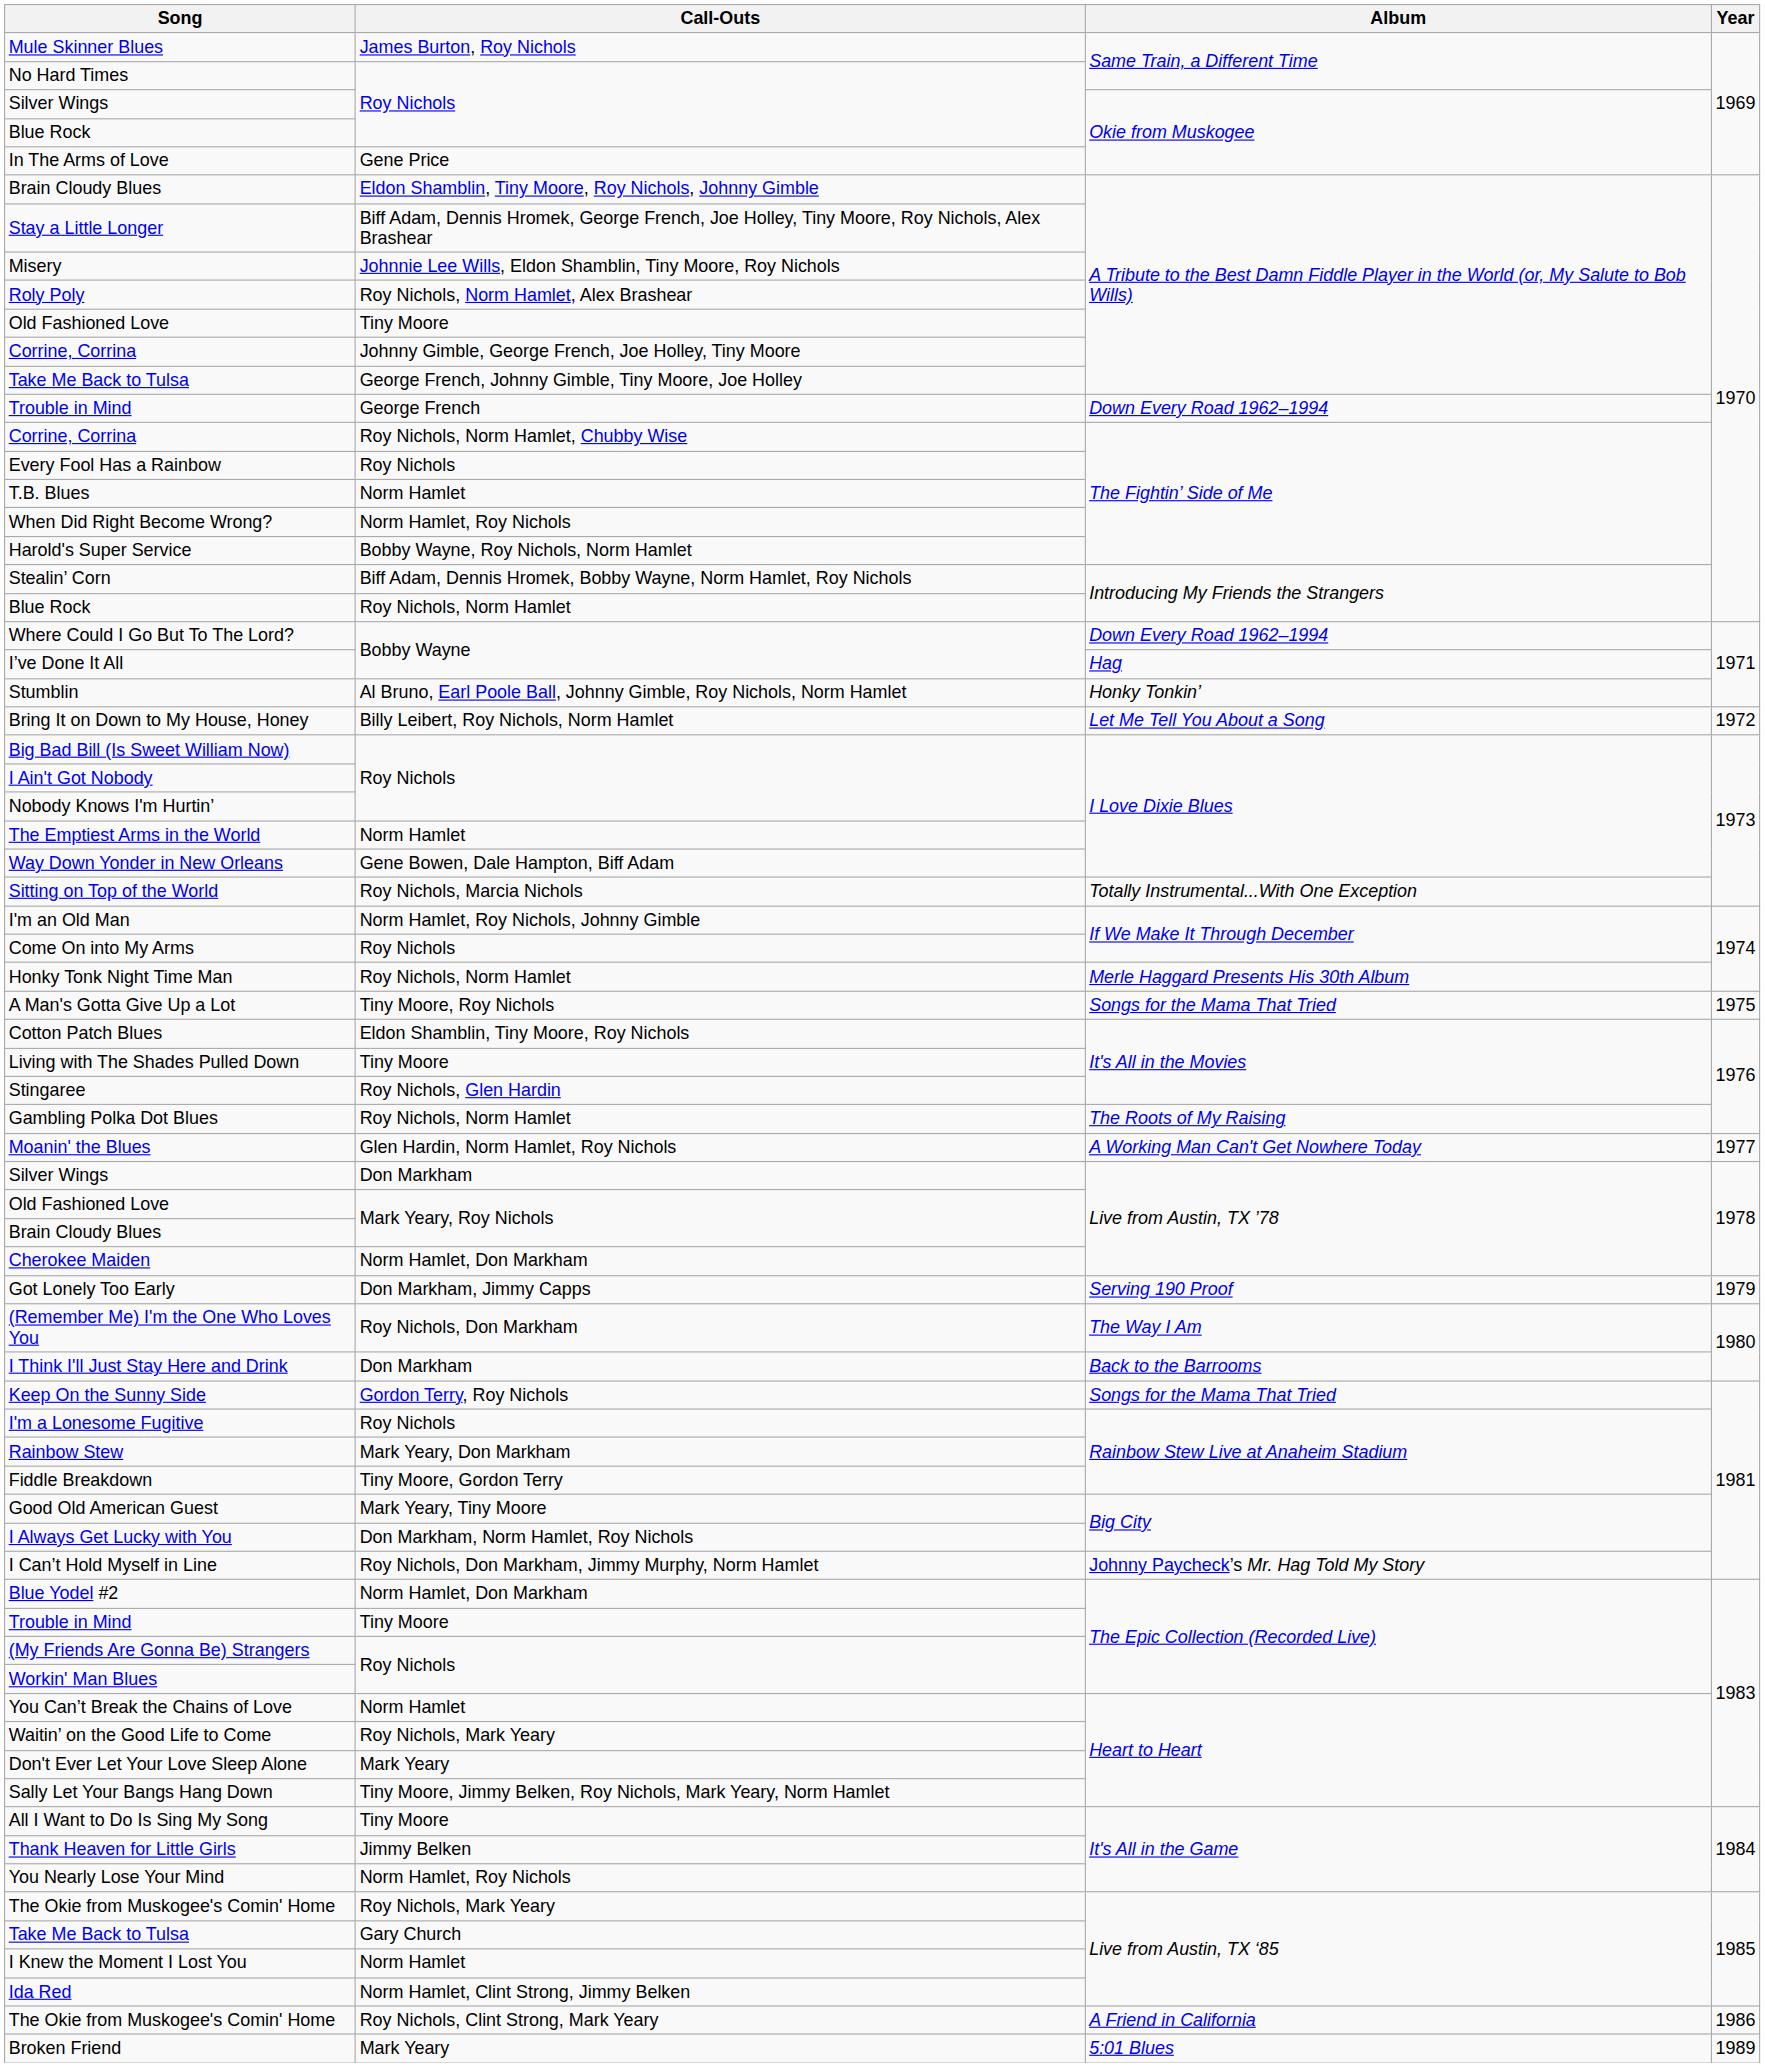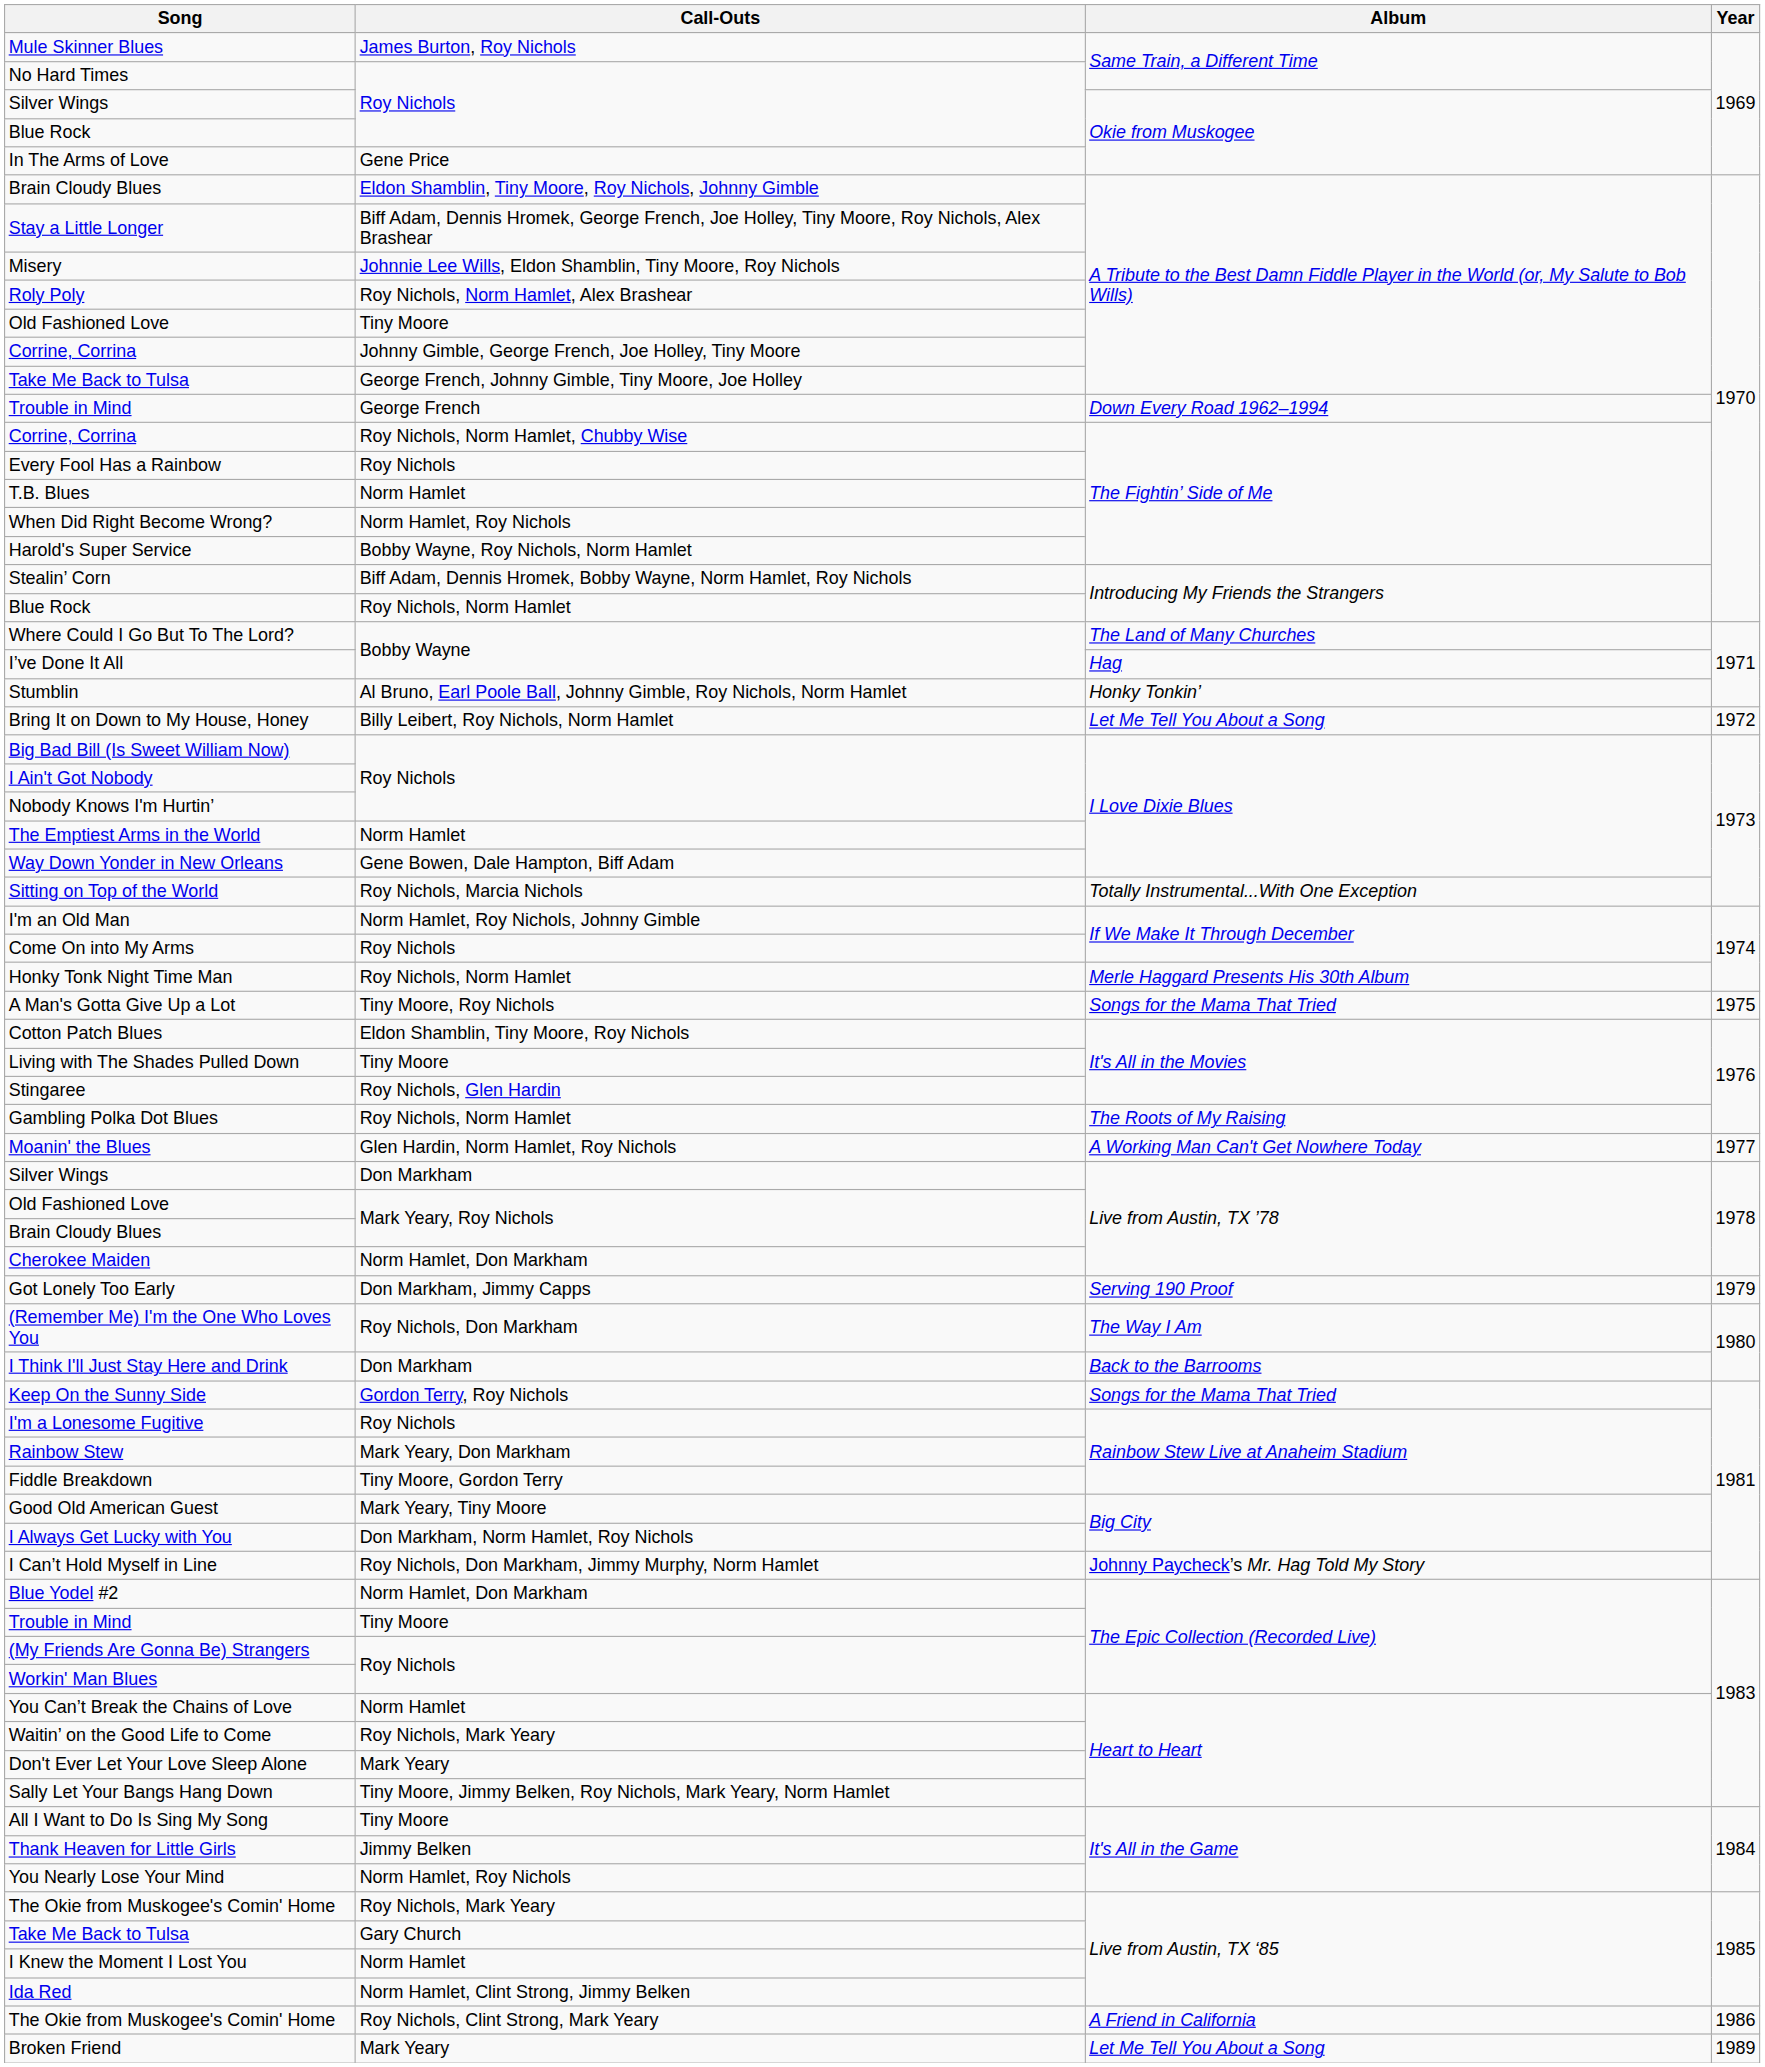(1209, 635) Down Every Road 1962–1994 -> (1202, 635) The Land of Many Churches
(1132, 2048) 5:01 Blues -> (1207, 2048) Let Me Tell You About a Song
